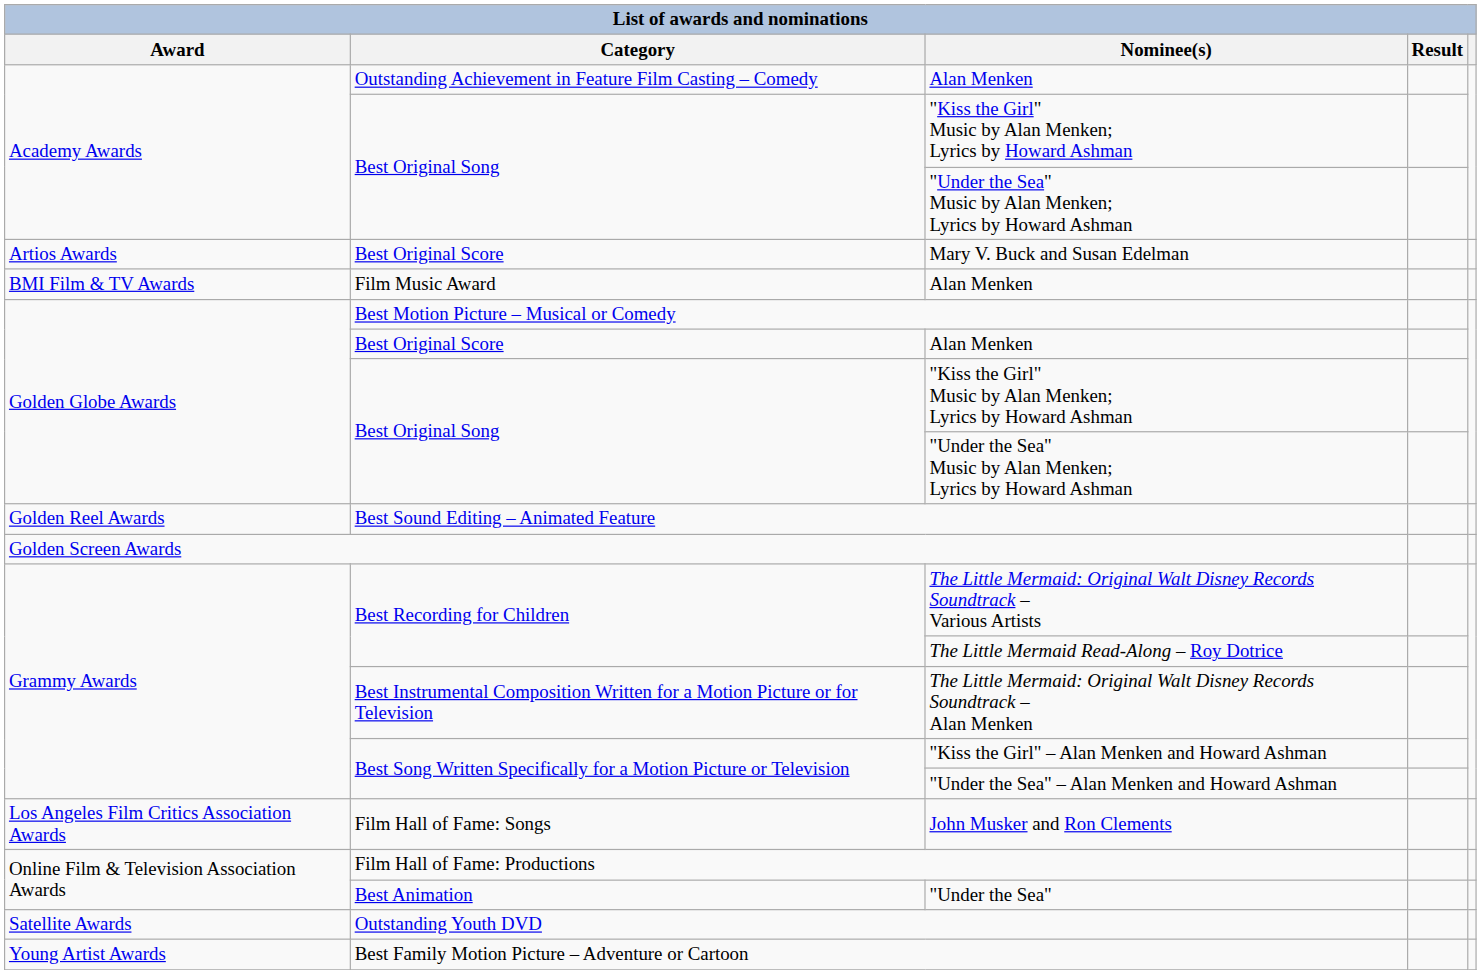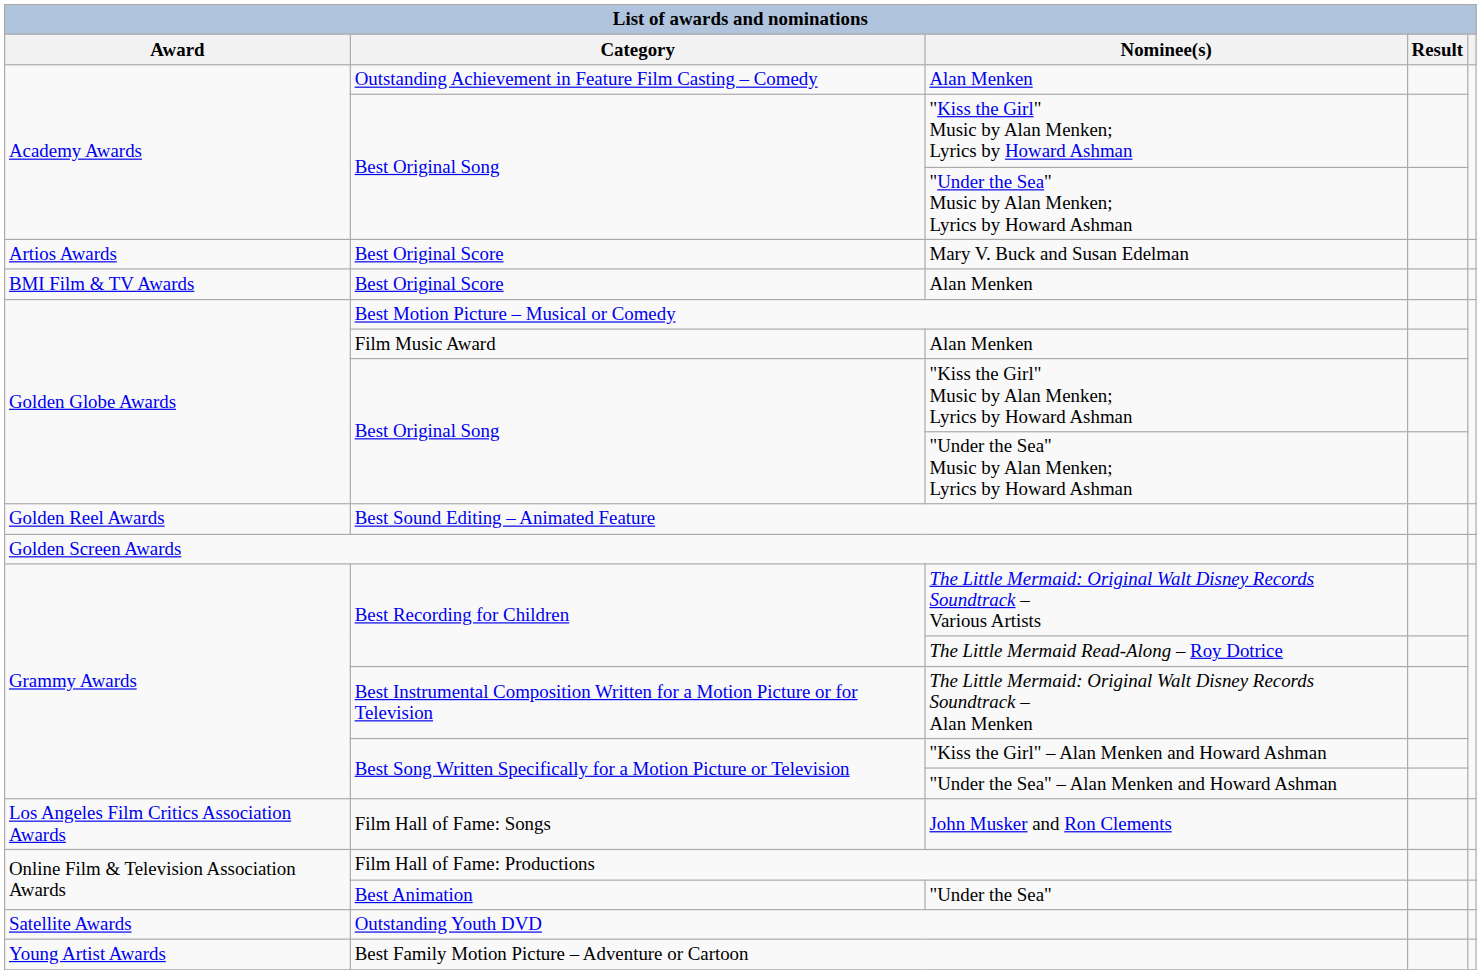(425, 284) Film Music Award -> (429, 284) Best Original Score
(429, 343) Best Original Score -> (425, 343) Film Music Award
